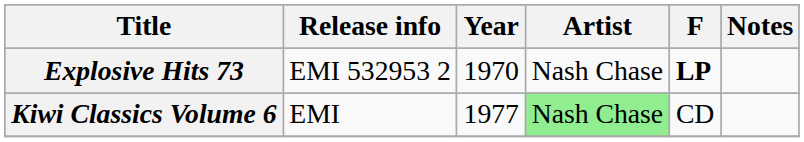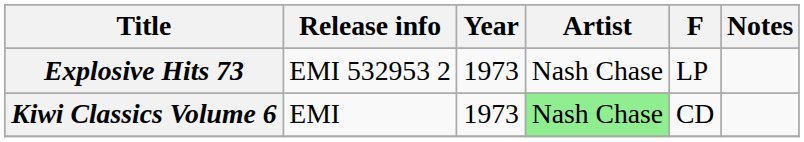(491, 70) 1970 -> (491, 70) 1973
(694, 70) bold -> (692, 70) normal
(491, 114) 1977 -> (491, 114) 1973
